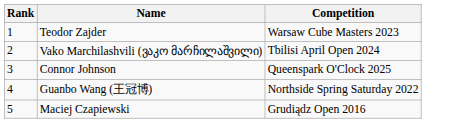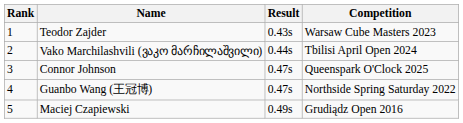+ column: (284, 13)
